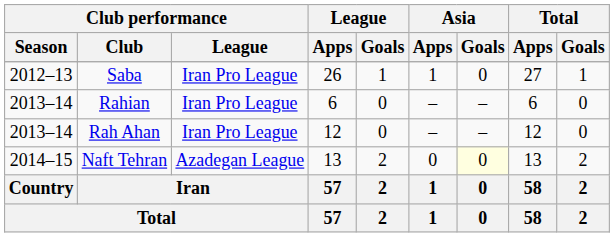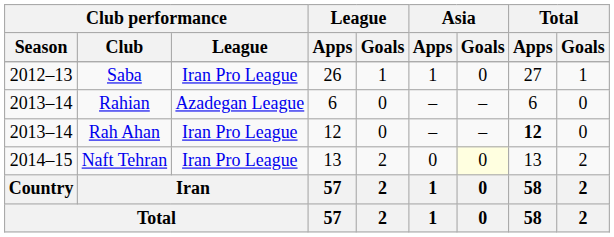(240, 103) Iran Pro League -> (240, 103) Azadegan League
(533, 132) normal -> (533, 132) bold
(240, 160) Azadegan League -> (240, 160) Iran Pro League
